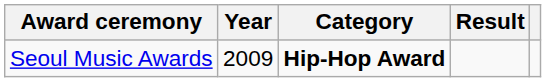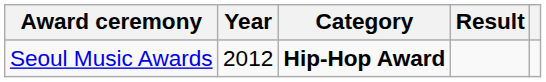(248, 58) 2009 -> (248, 58) 2012
